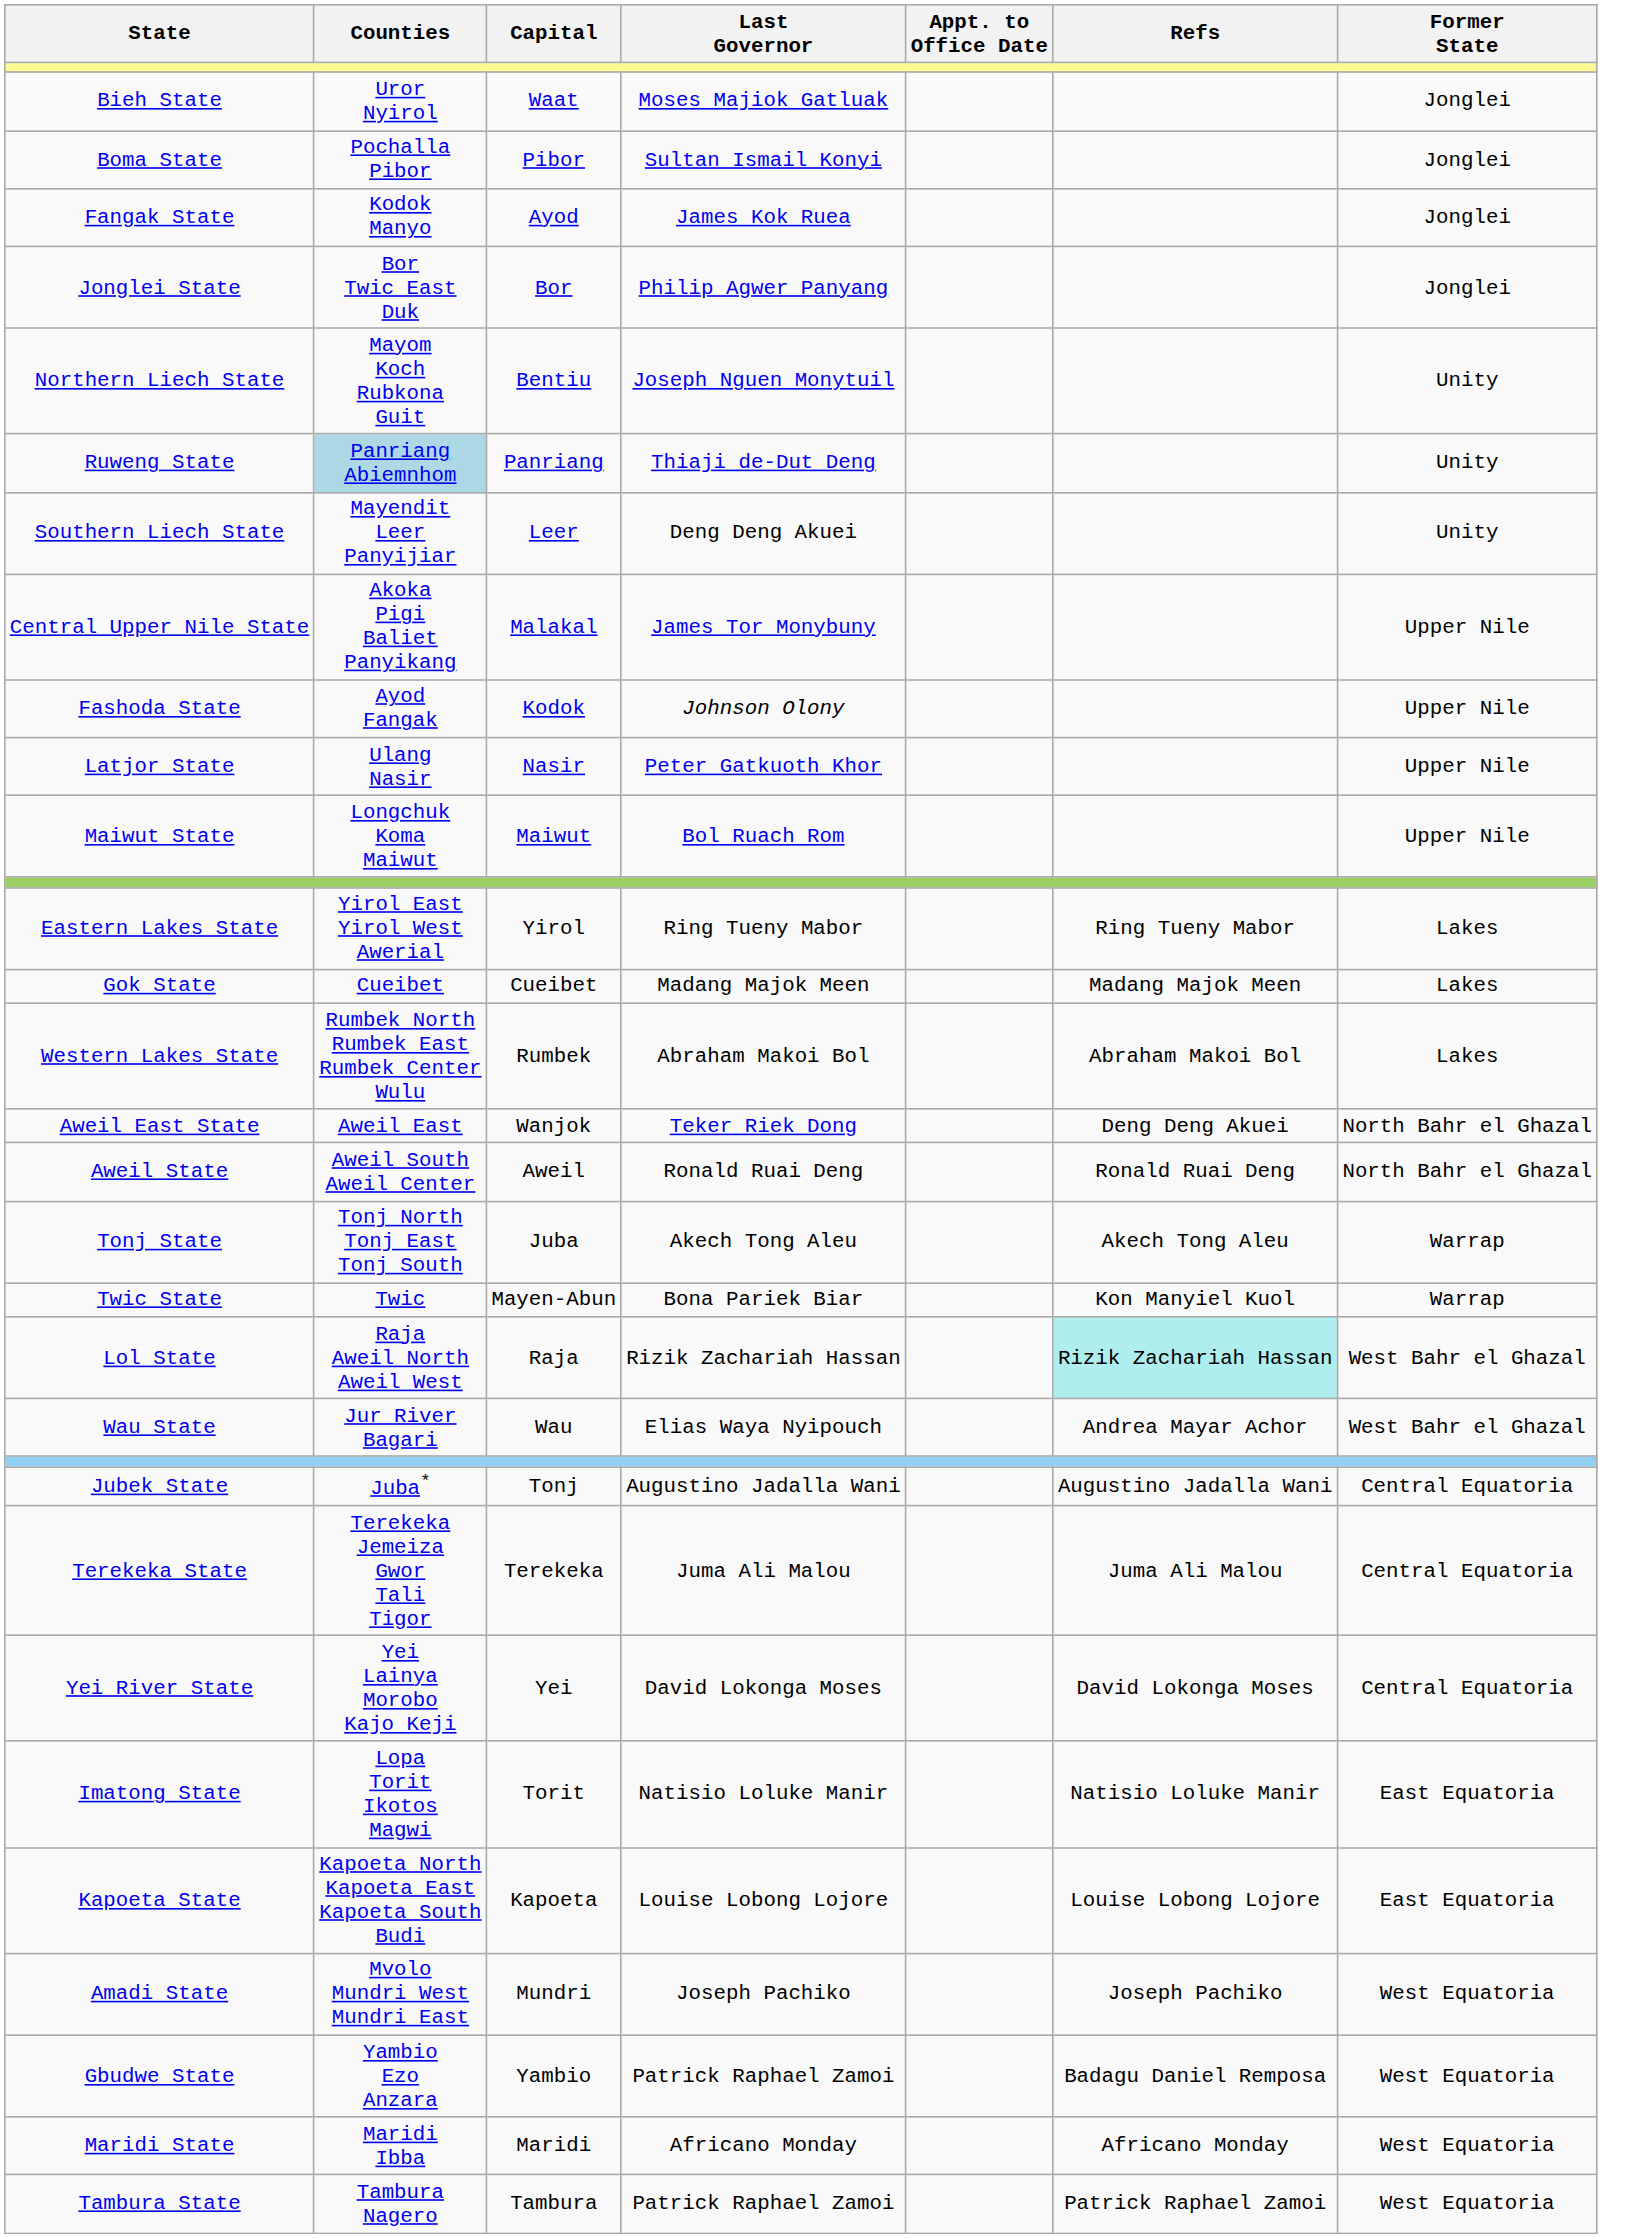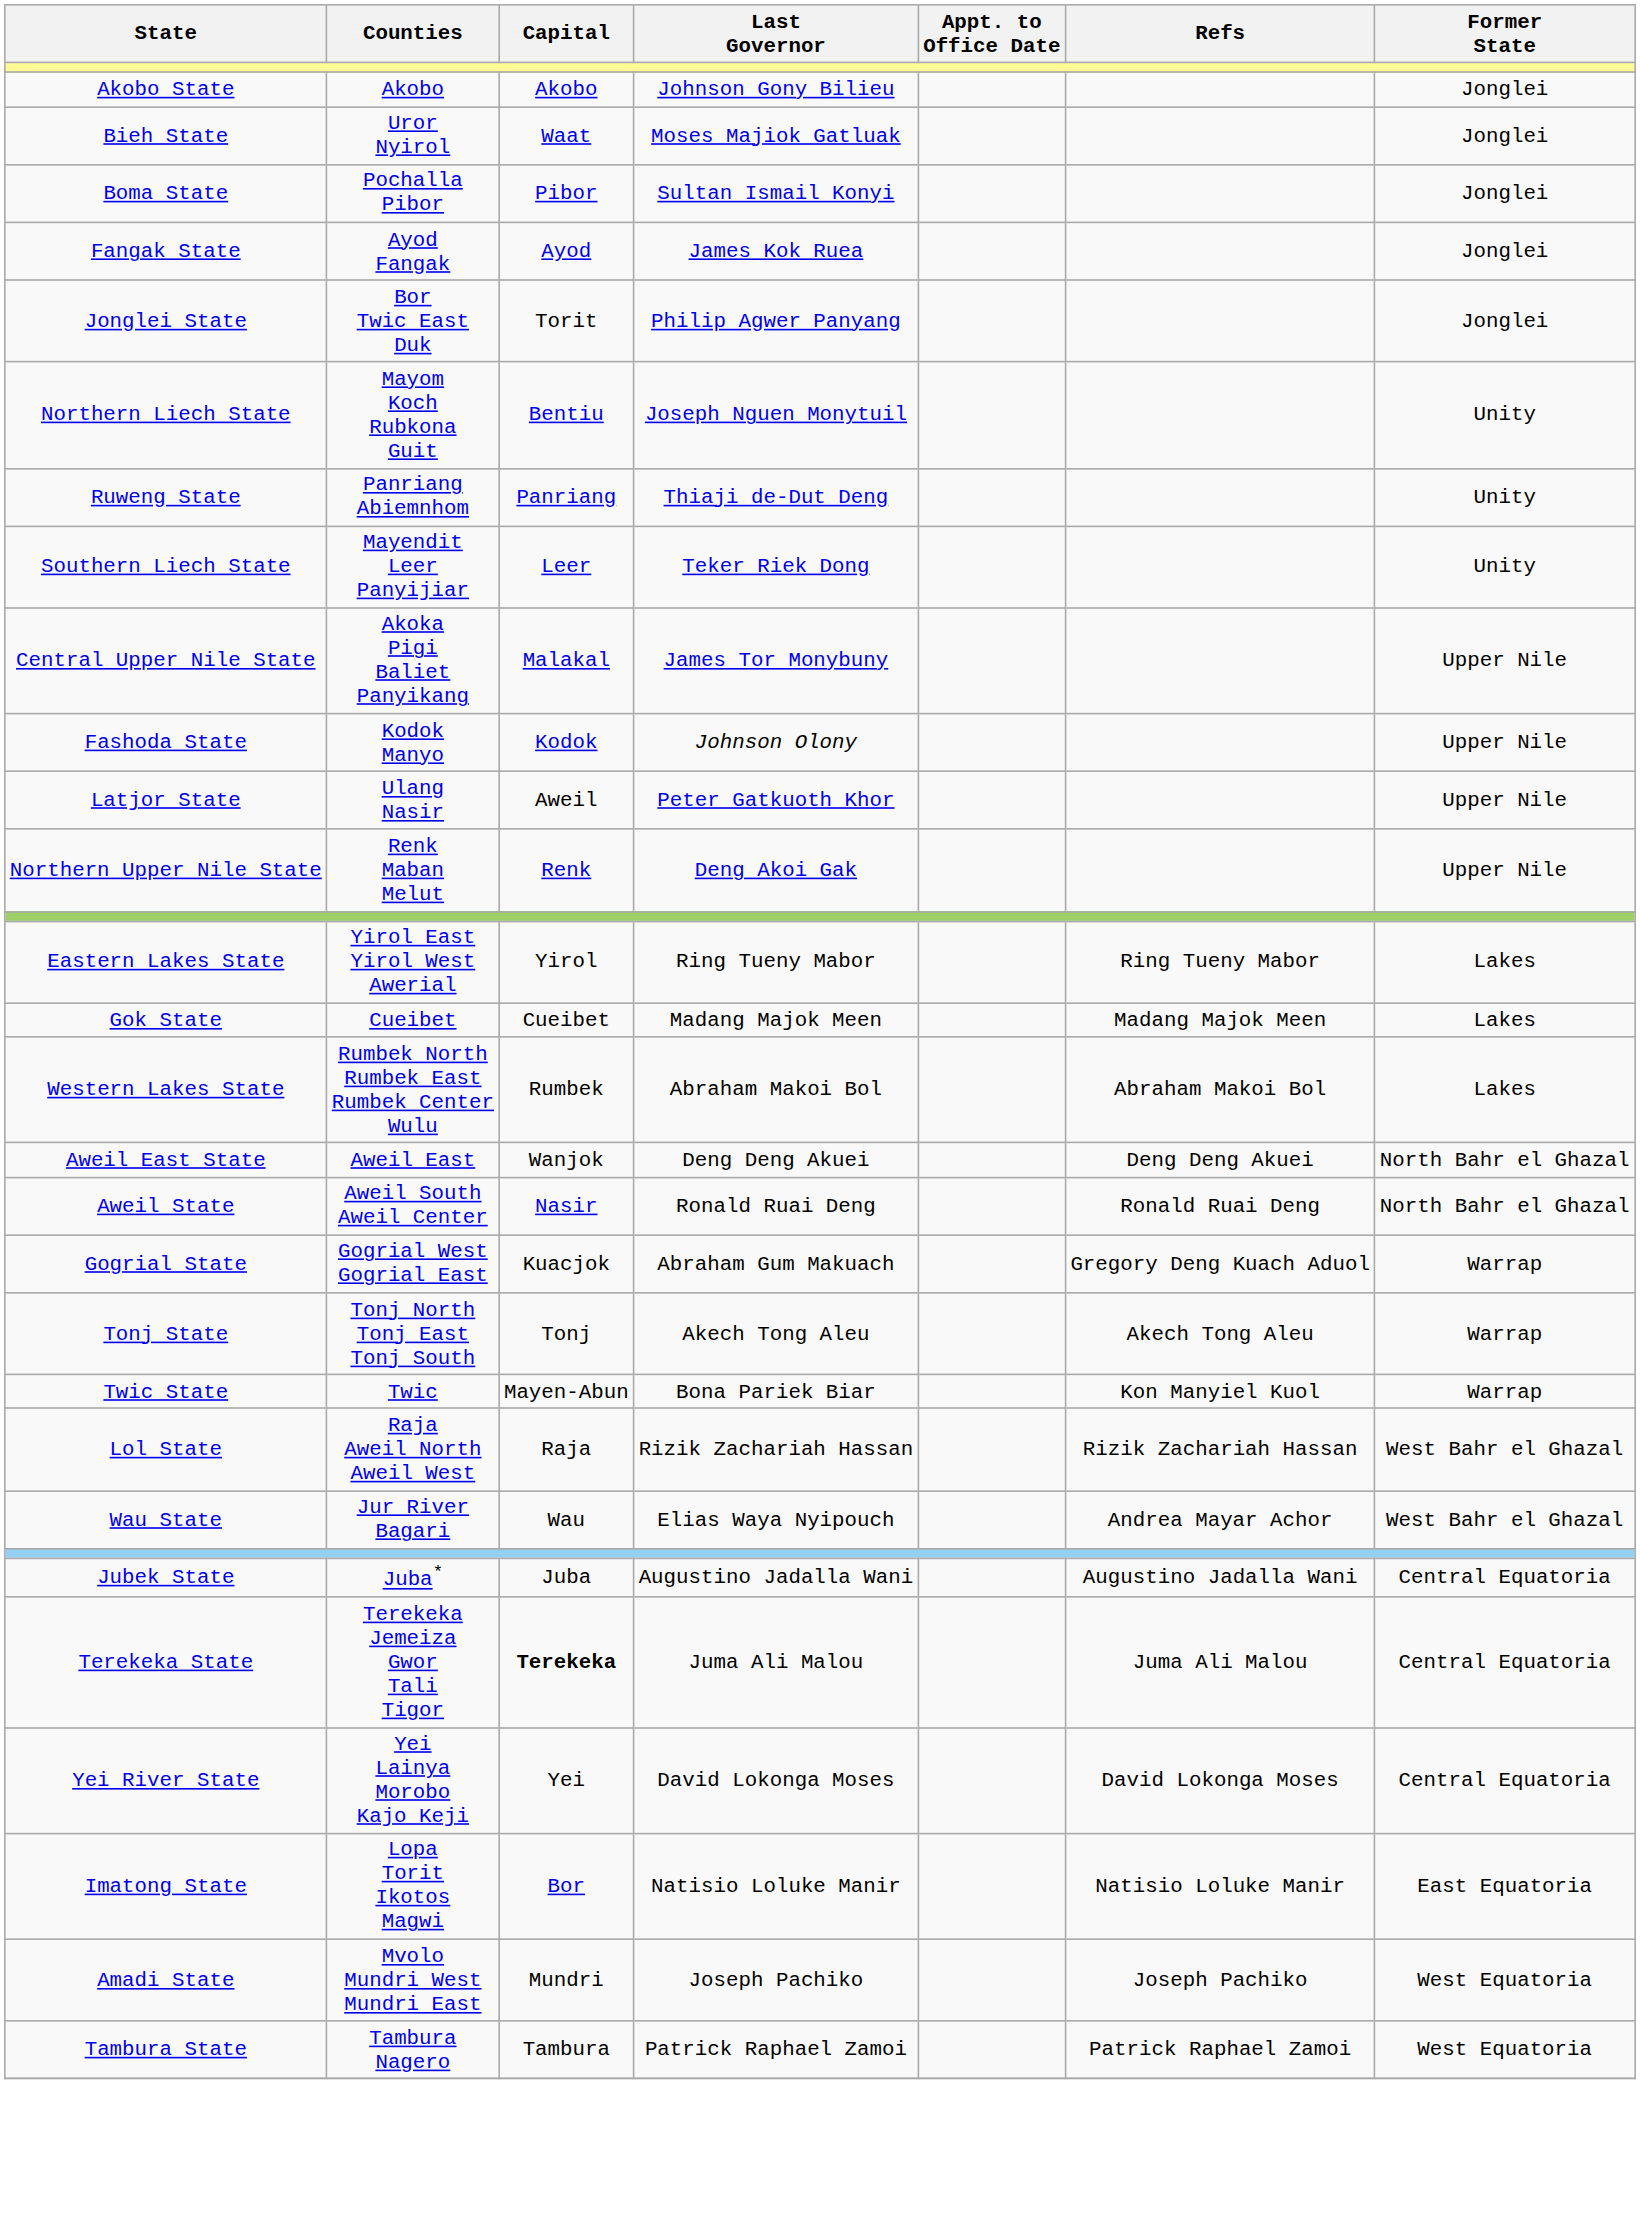+ row: (166, 90)
(400, 217) Kodok Manyo -> (413, 251) Ayod Fangak
(554, 287) Bor -> (566, 321) Torit
(400, 463) lightblue background -> (413, 497) no background
(763, 533) Deng Deng Akuei -> (776, 567) Teker Riek Dong
(400, 709) Ayod Fangak -> (413, 743) Kodok Manyo
(554, 767) Nasir -> (566, 801) Aweil
- row: (160, 837)
+ row: (166, 870)
(763, 1126) Teker Riek Dong -> (776, 1160) Deng Deng Akuei
(554, 1172) Aweil -> (566, 1206) Nasir
+ row: (166, 1264)
(554, 1242) Juba -> (566, 1334) Tonj
(1195, 1358) paleturquoise background -> (1220, 1449) no background
(554, 1486) Tonj -> (566, 1578) Juba
(554, 1571) normal -> (566, 1662) bold
(554, 1794) Torit -> (566, 1886) Bor
- row: (160, 1900)
- row: (160, 2076)
- row: (160, 2146)
